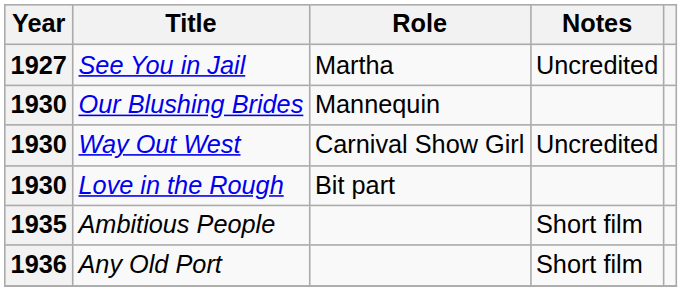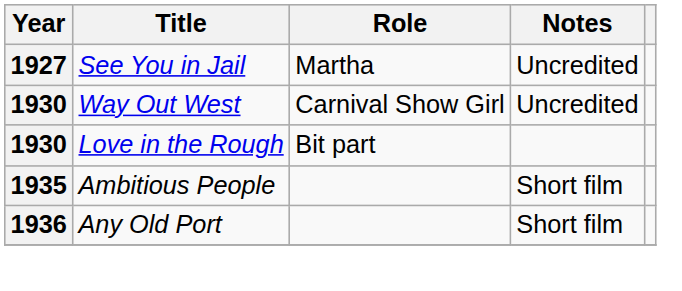- row: (191, 104)
